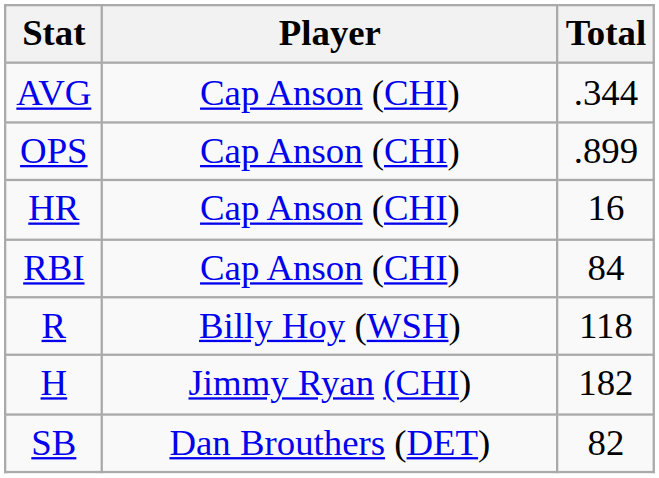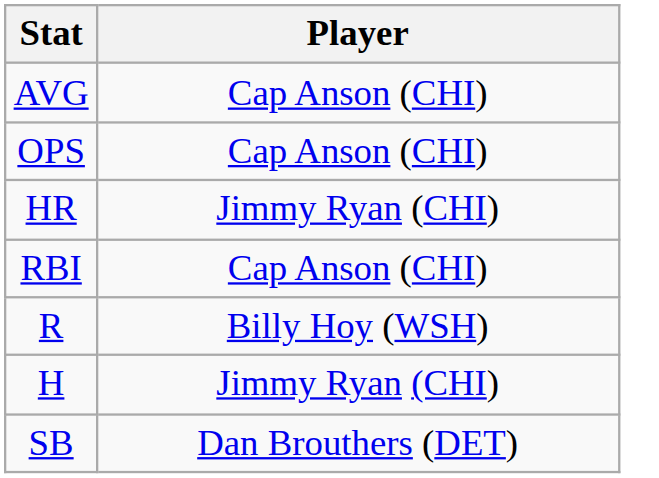- column: (606, 33)
(330, 208) Cap Anson (CHI) -> (358, 208) Jimmy Ryan (CHI)
